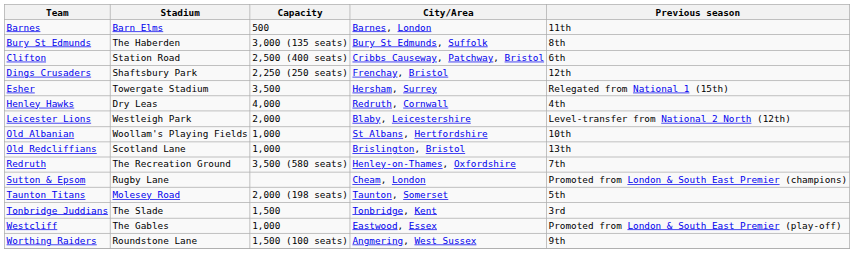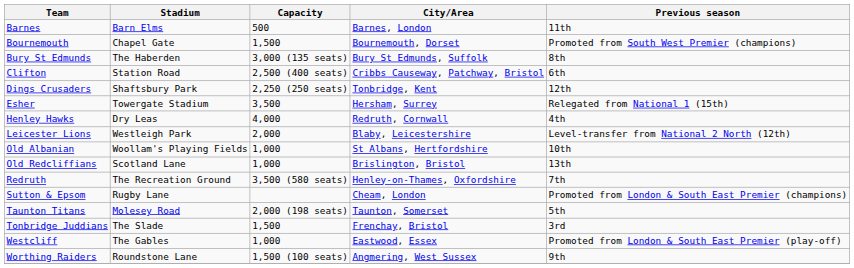+ row: (38, 42)
(400, 73) Frenchay, Bristol -> (395, 88) Tonbridge, Kent
(395, 210) Tonbridge, Kent -> (400, 226) Frenchay, Bristol
